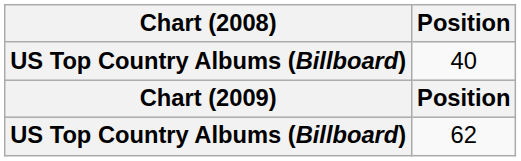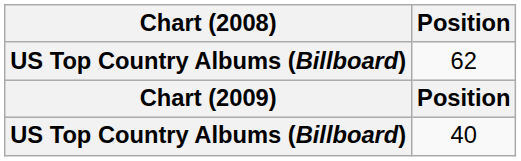rows swapped: (464, 60) <-> (464, 135)
